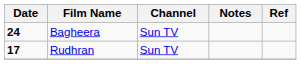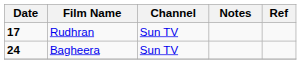rows swapped: (72, 50) <-> (75, 31)
